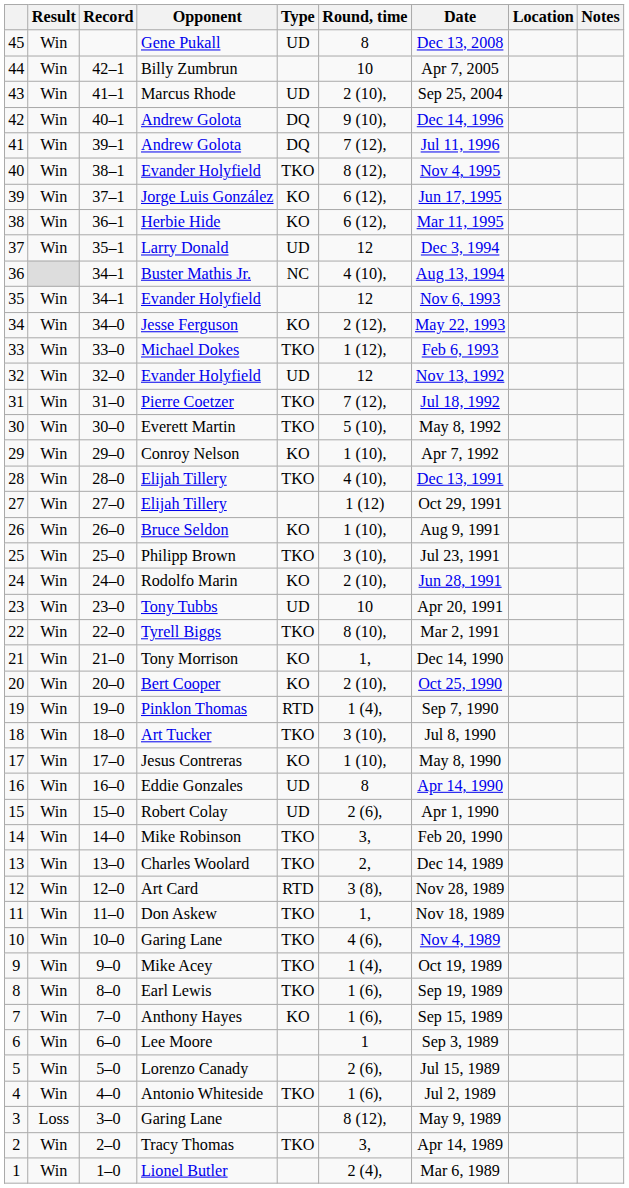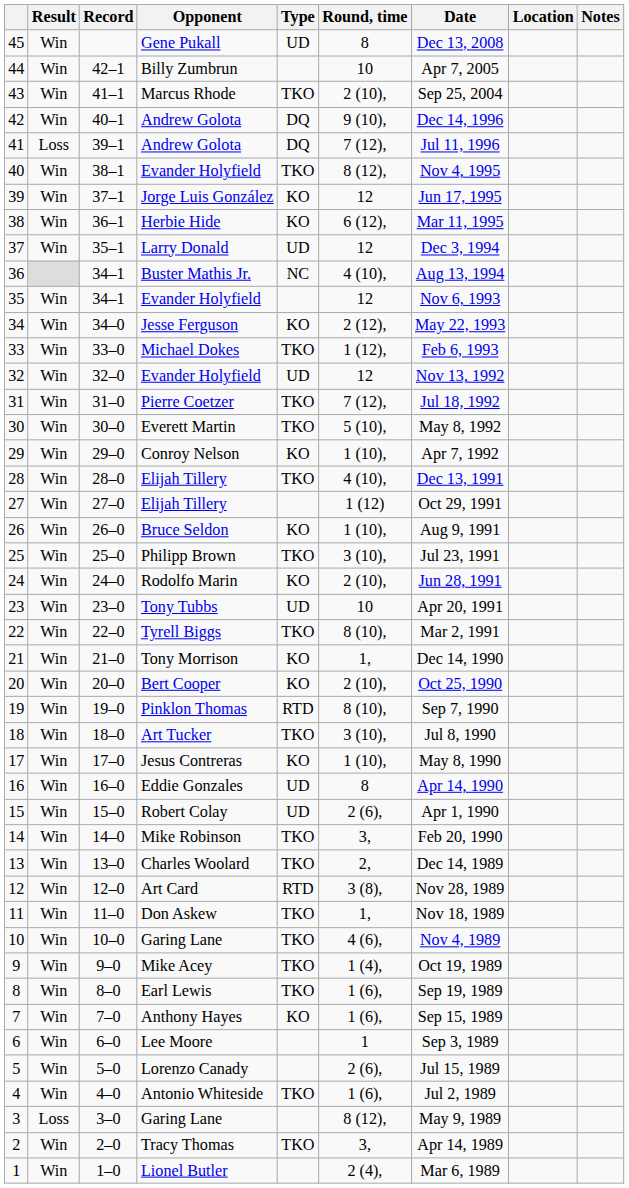(298, 94) UD -> (298, 94) TKO
(54, 145) Win -> (54, 145) Loss
(365, 196) 6 (12), -> (365, 196) 12
(365, 709) 1 (4), -> (365, 709) 8 (10),
